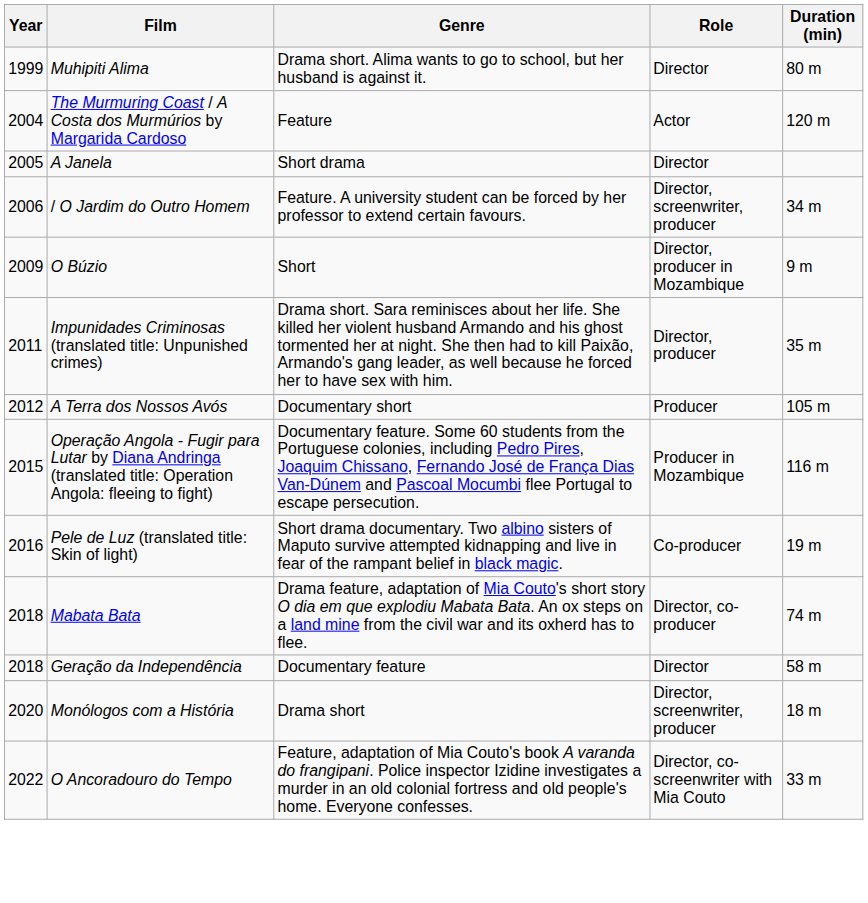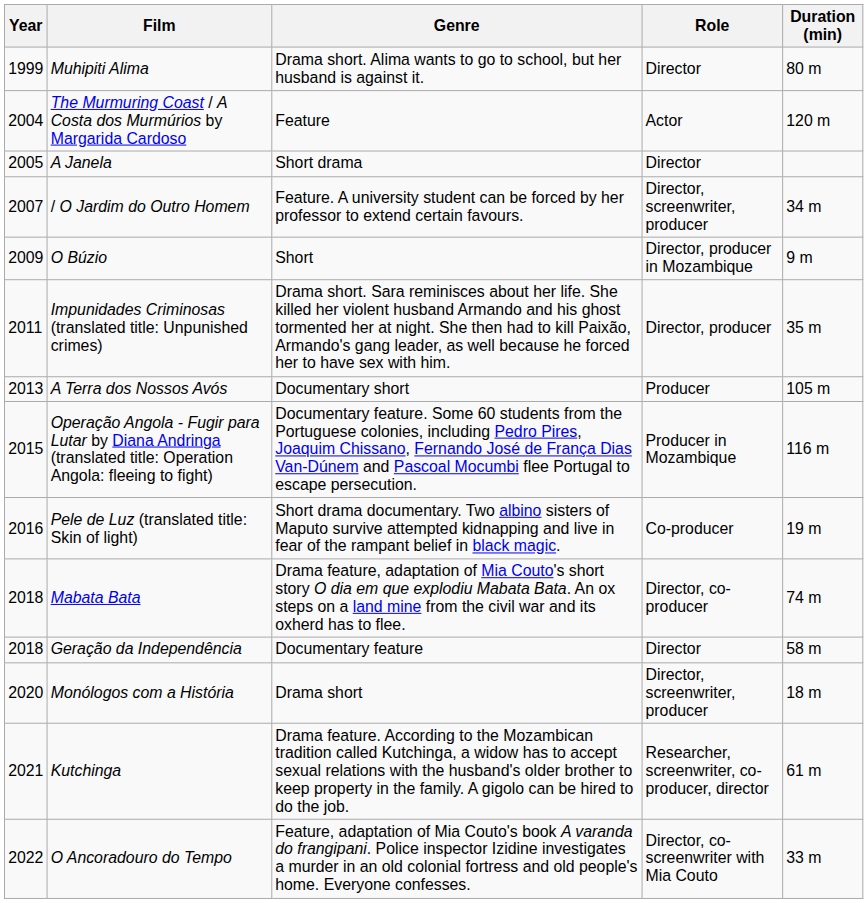(26, 206) 2006 -> (26, 206) 2007
(26, 406) 2012 -> (26, 388) 2013
+ row: (86, 771)
